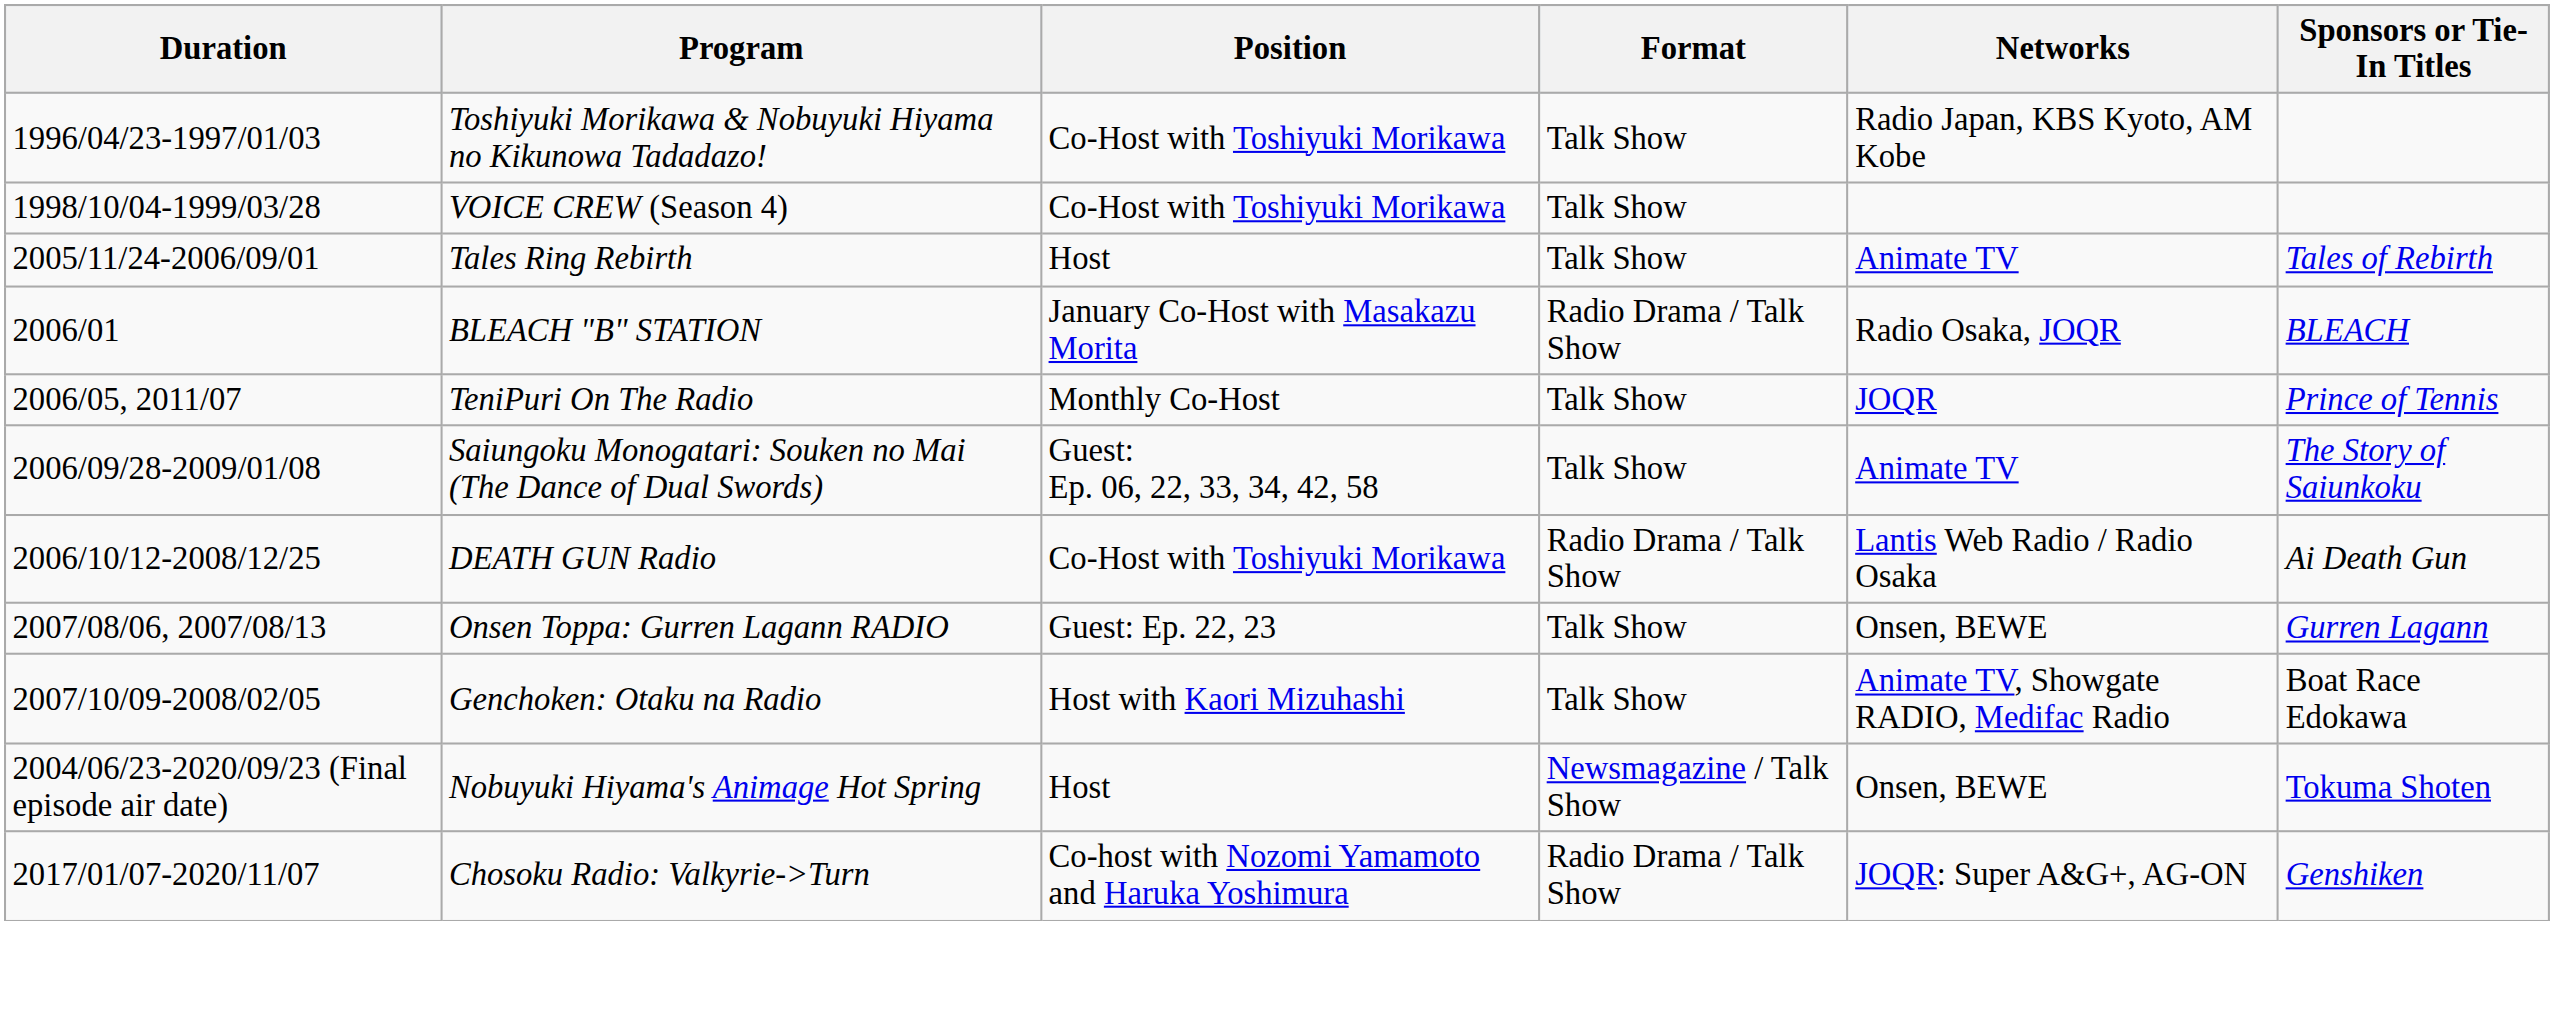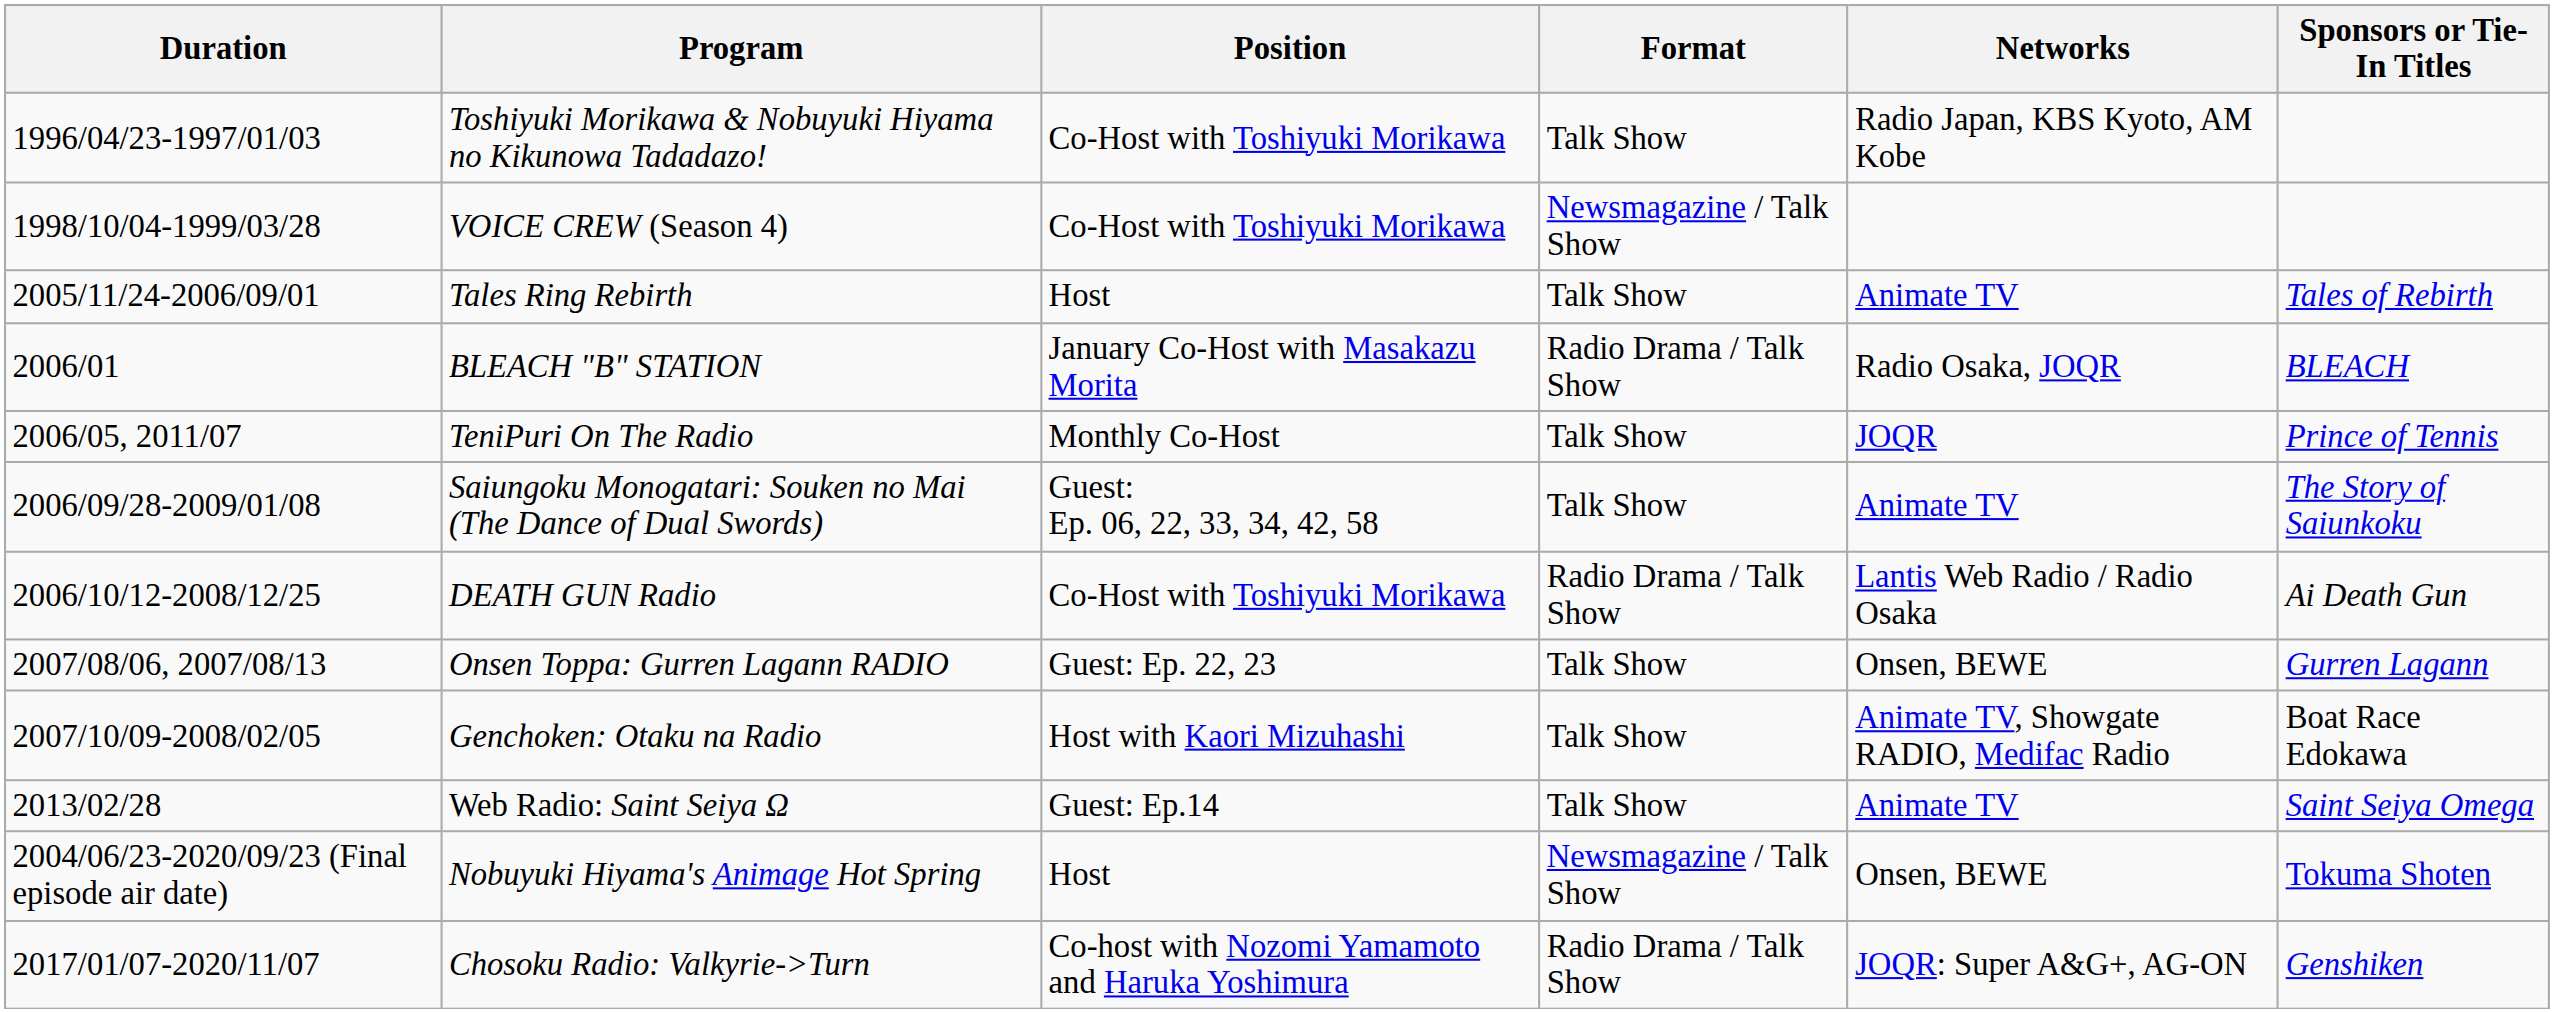(1617, 207) Talk Show -> (1688, 225) Newsmagazine / Talk Show
+ row: (619, 805)
